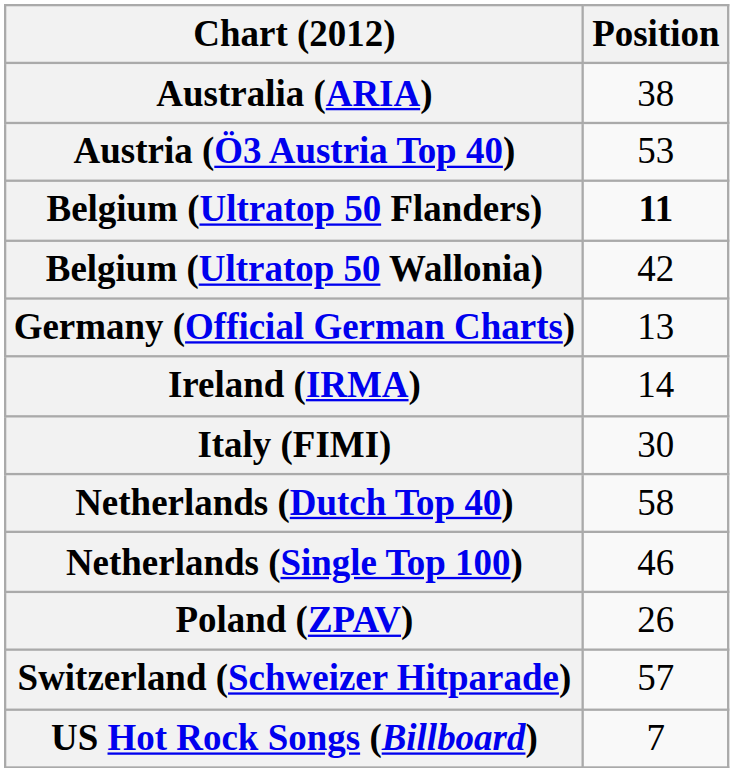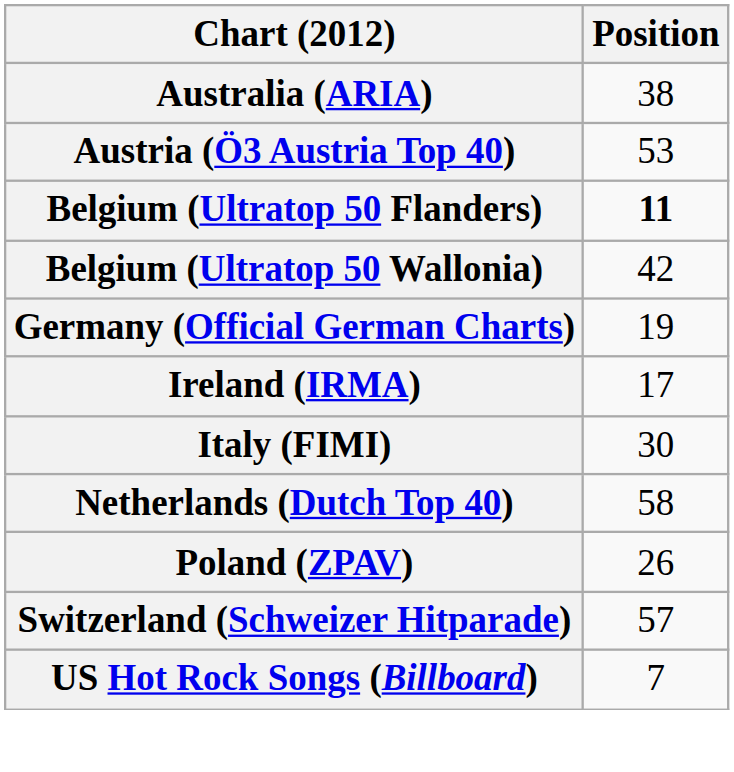(656, 326) 13 -> (656, 326) 19
(656, 385) 14 -> (656, 385) 17
- row: (294, 561)
